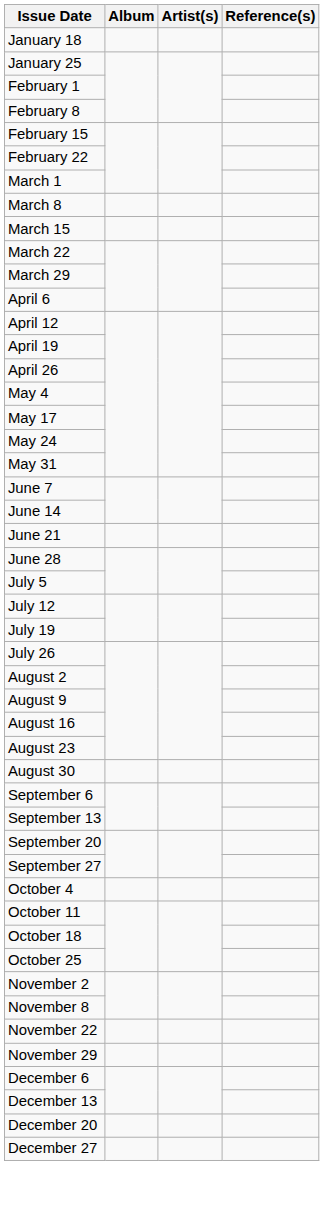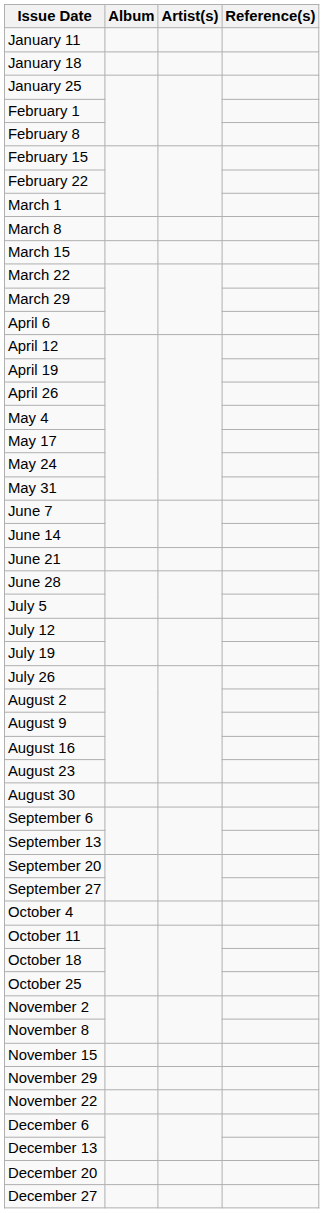+ row: (44, 39)
+ row: (53, 1054)
rows swapped: (53, 1031) <-> (53, 1054)
